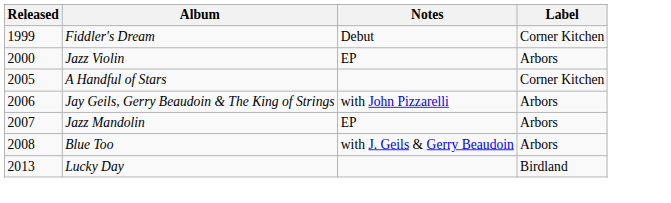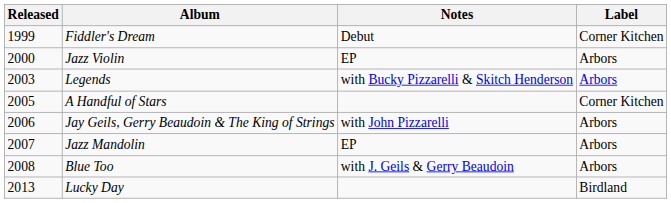+ row: (88, 79)
